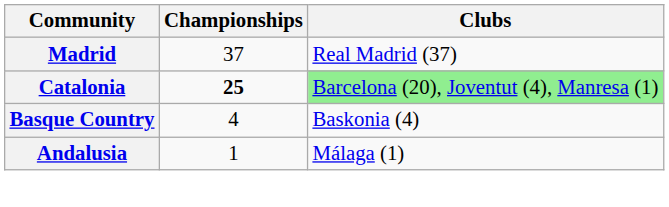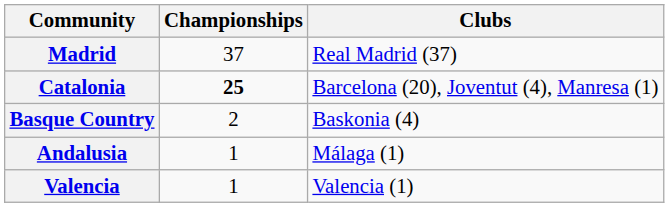(485, 86) lightgreen background -> (485, 86) no background
(233, 119) 4 -> (233, 119) 2
+ row: (82, 185)
